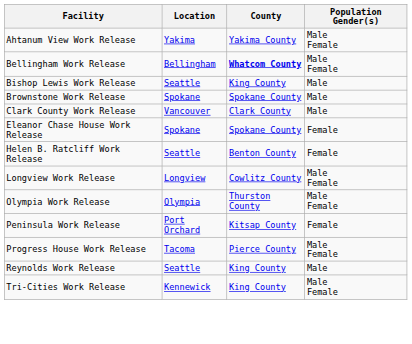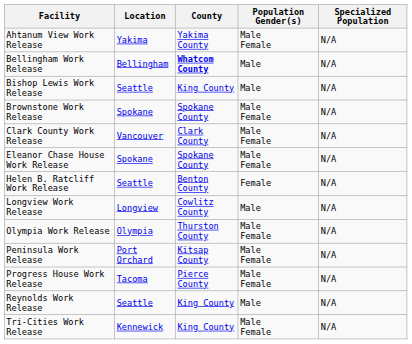+ column: (363, 16)
(322, 64) Male Female -> (251, 64) Male
(317, 97) Male -> (256, 112) Male Female
(317, 111) Male -> (256, 136) Male Female
(322, 130) Female -> (256, 160) Male Female
(322, 178) Male Female -> (251, 207) Male
(322, 225) Female -> (256, 255) Male Female
